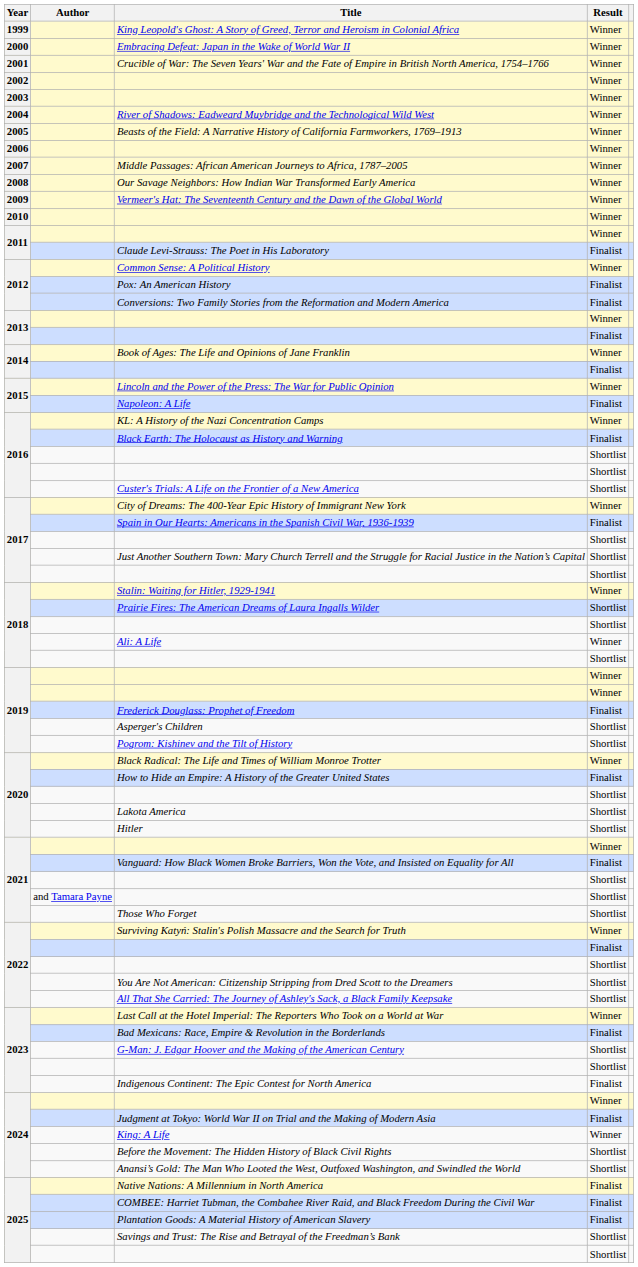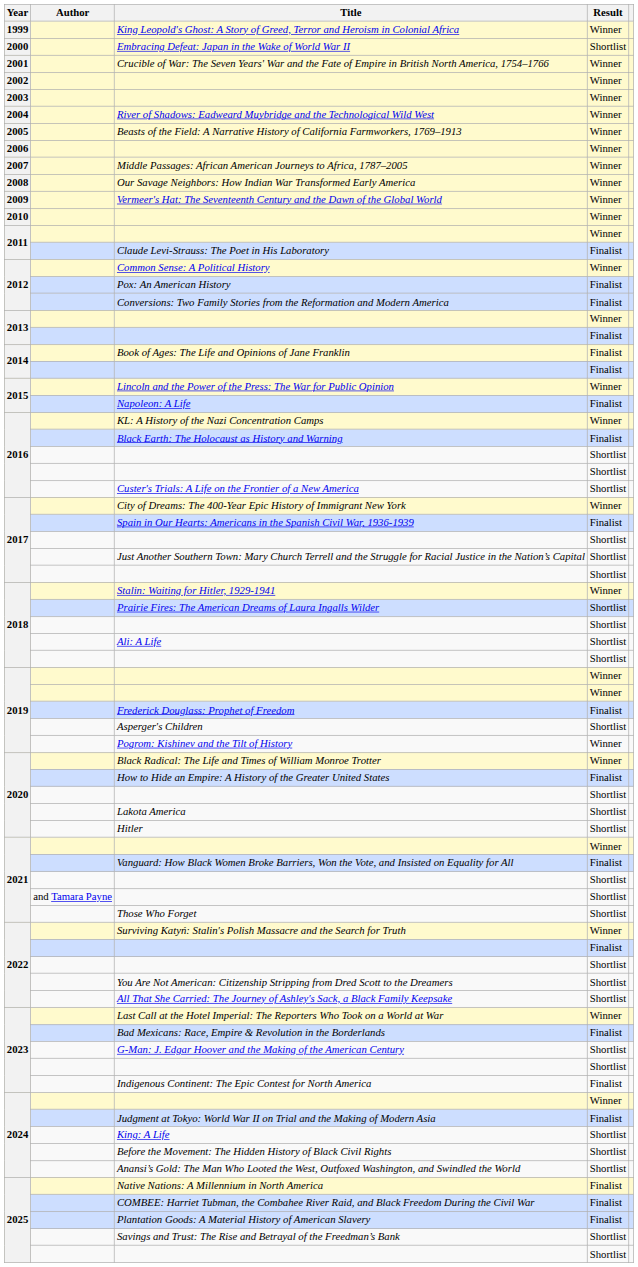(606, 47) Winner -> (608, 47) Shortlist
(606, 353) Winner -> (606, 353) Finalist
(606, 642) Winner -> (608, 642) Shortlist
(608, 744) Shortlist -> (606, 744) Winner
(606, 1135) Winner -> (608, 1135) Shortlist
